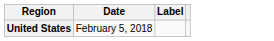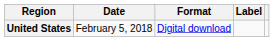+ column: (194, 12)
